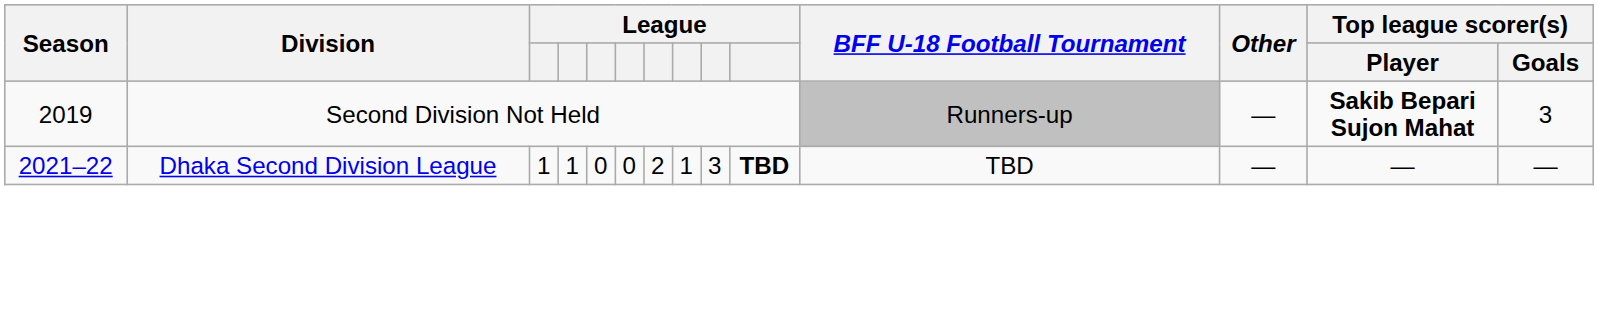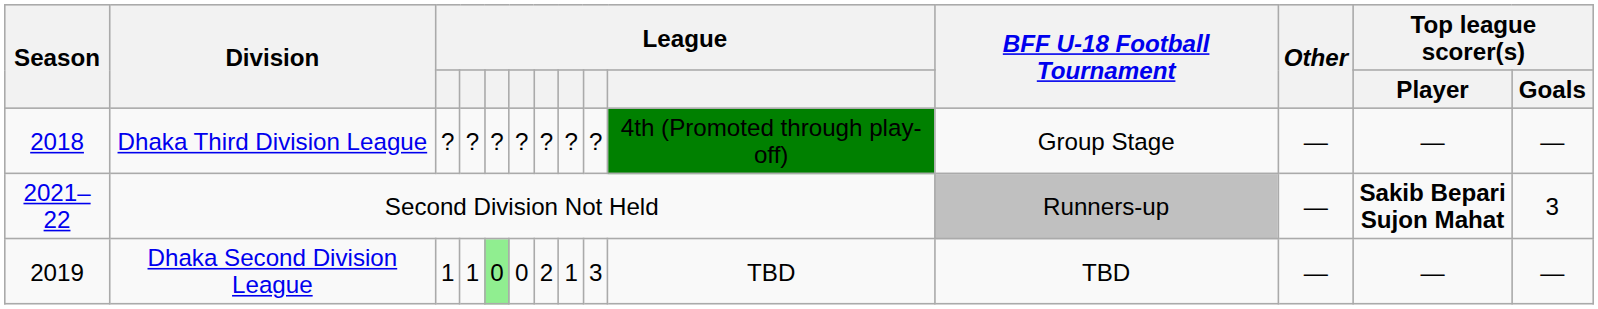+ row: (272, 141)
(66, 114) 2019 -> (57, 206) 2021–22
(66, 166) 2021–22 -> (57, 272) 2019
(601, 166) no background -> (497, 272) lightgreen background
(764, 166) bold -> (771, 272) normal
